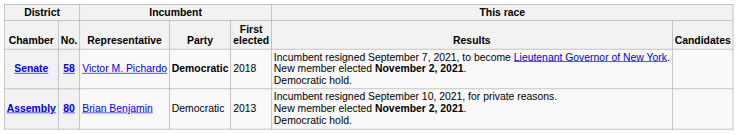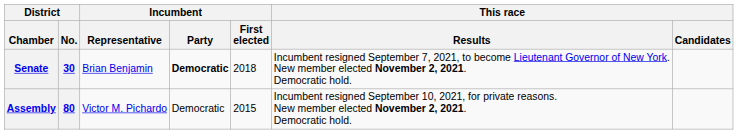(69, 69) 58 -> (69, 69) 30
(125, 69) Victor M. Pichardo -> (117, 69) Brian Benjamin
(117, 109) Brian Benjamin -> (125, 109) Victor M. Pichardo
(245, 109) 2013 -> (245, 109) 2015
